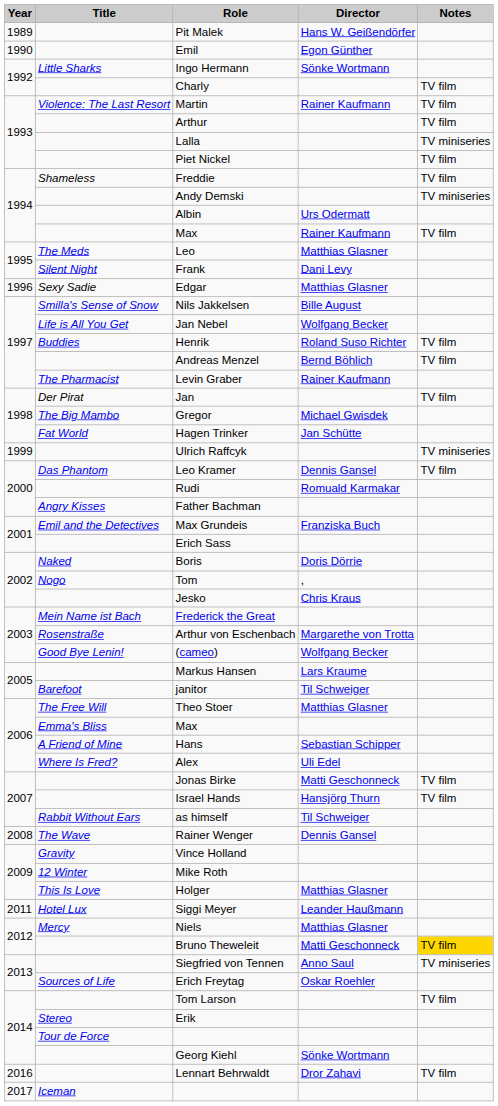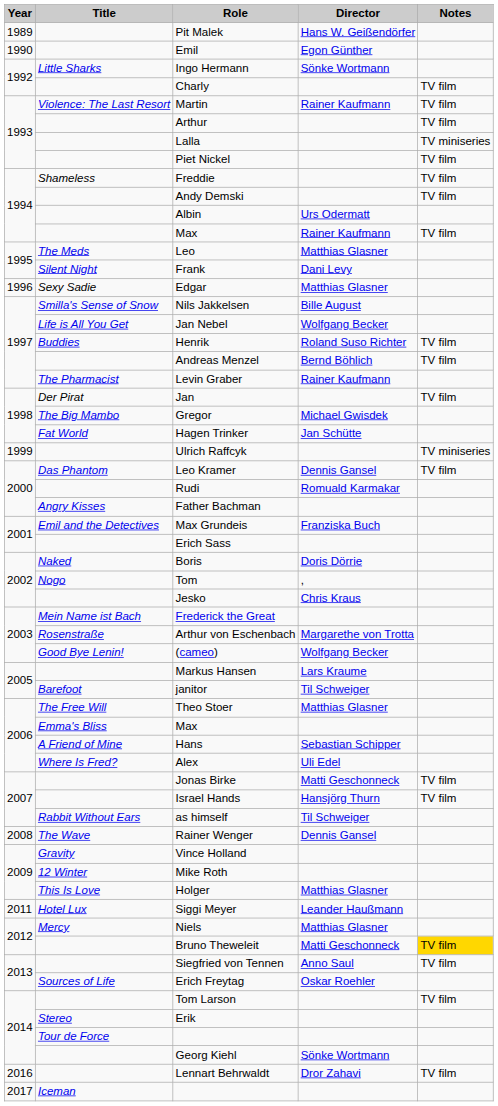(455, 196) TV miniseries -> (439, 196) TV film
(455, 963) TV miniseries -> (439, 963) TV film
